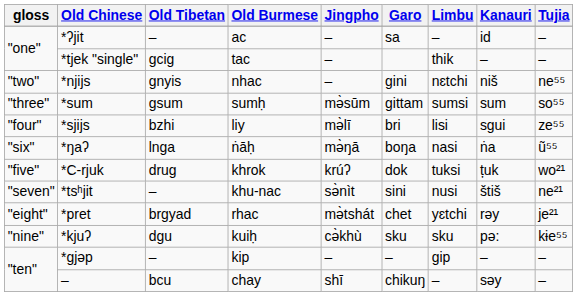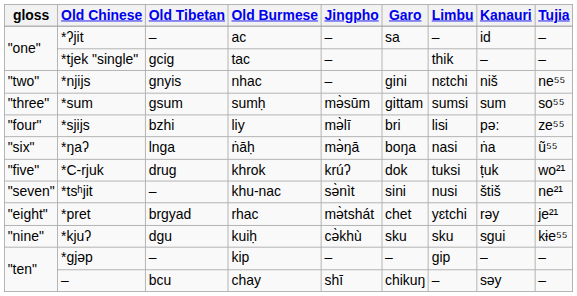(493, 125) sgui -> (490, 125) pə:
(490, 236) pə: -> (493, 236) sgui
